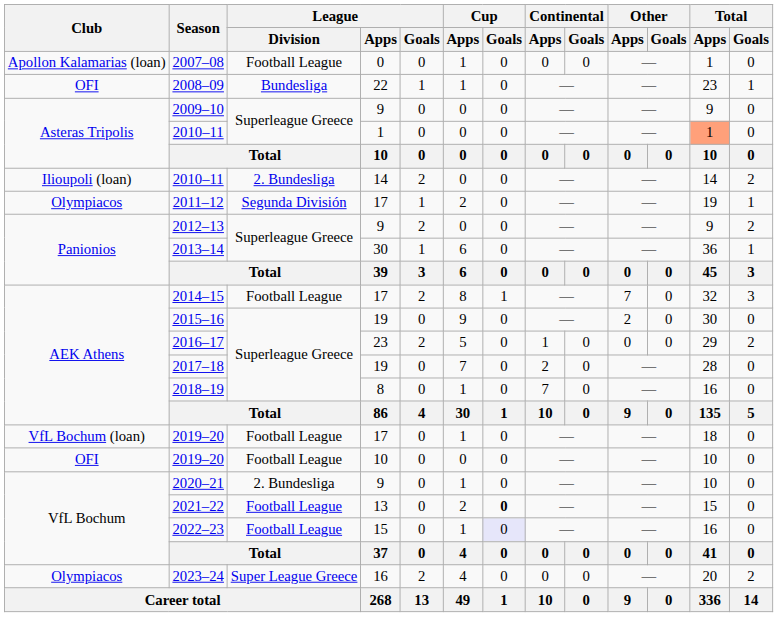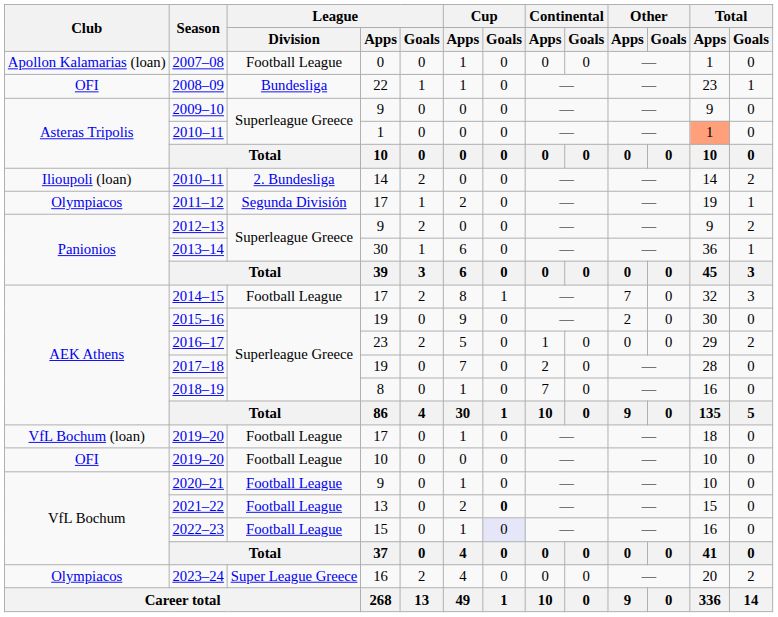(294, 483) 2. Bundesliga -> (294, 483) Football League
